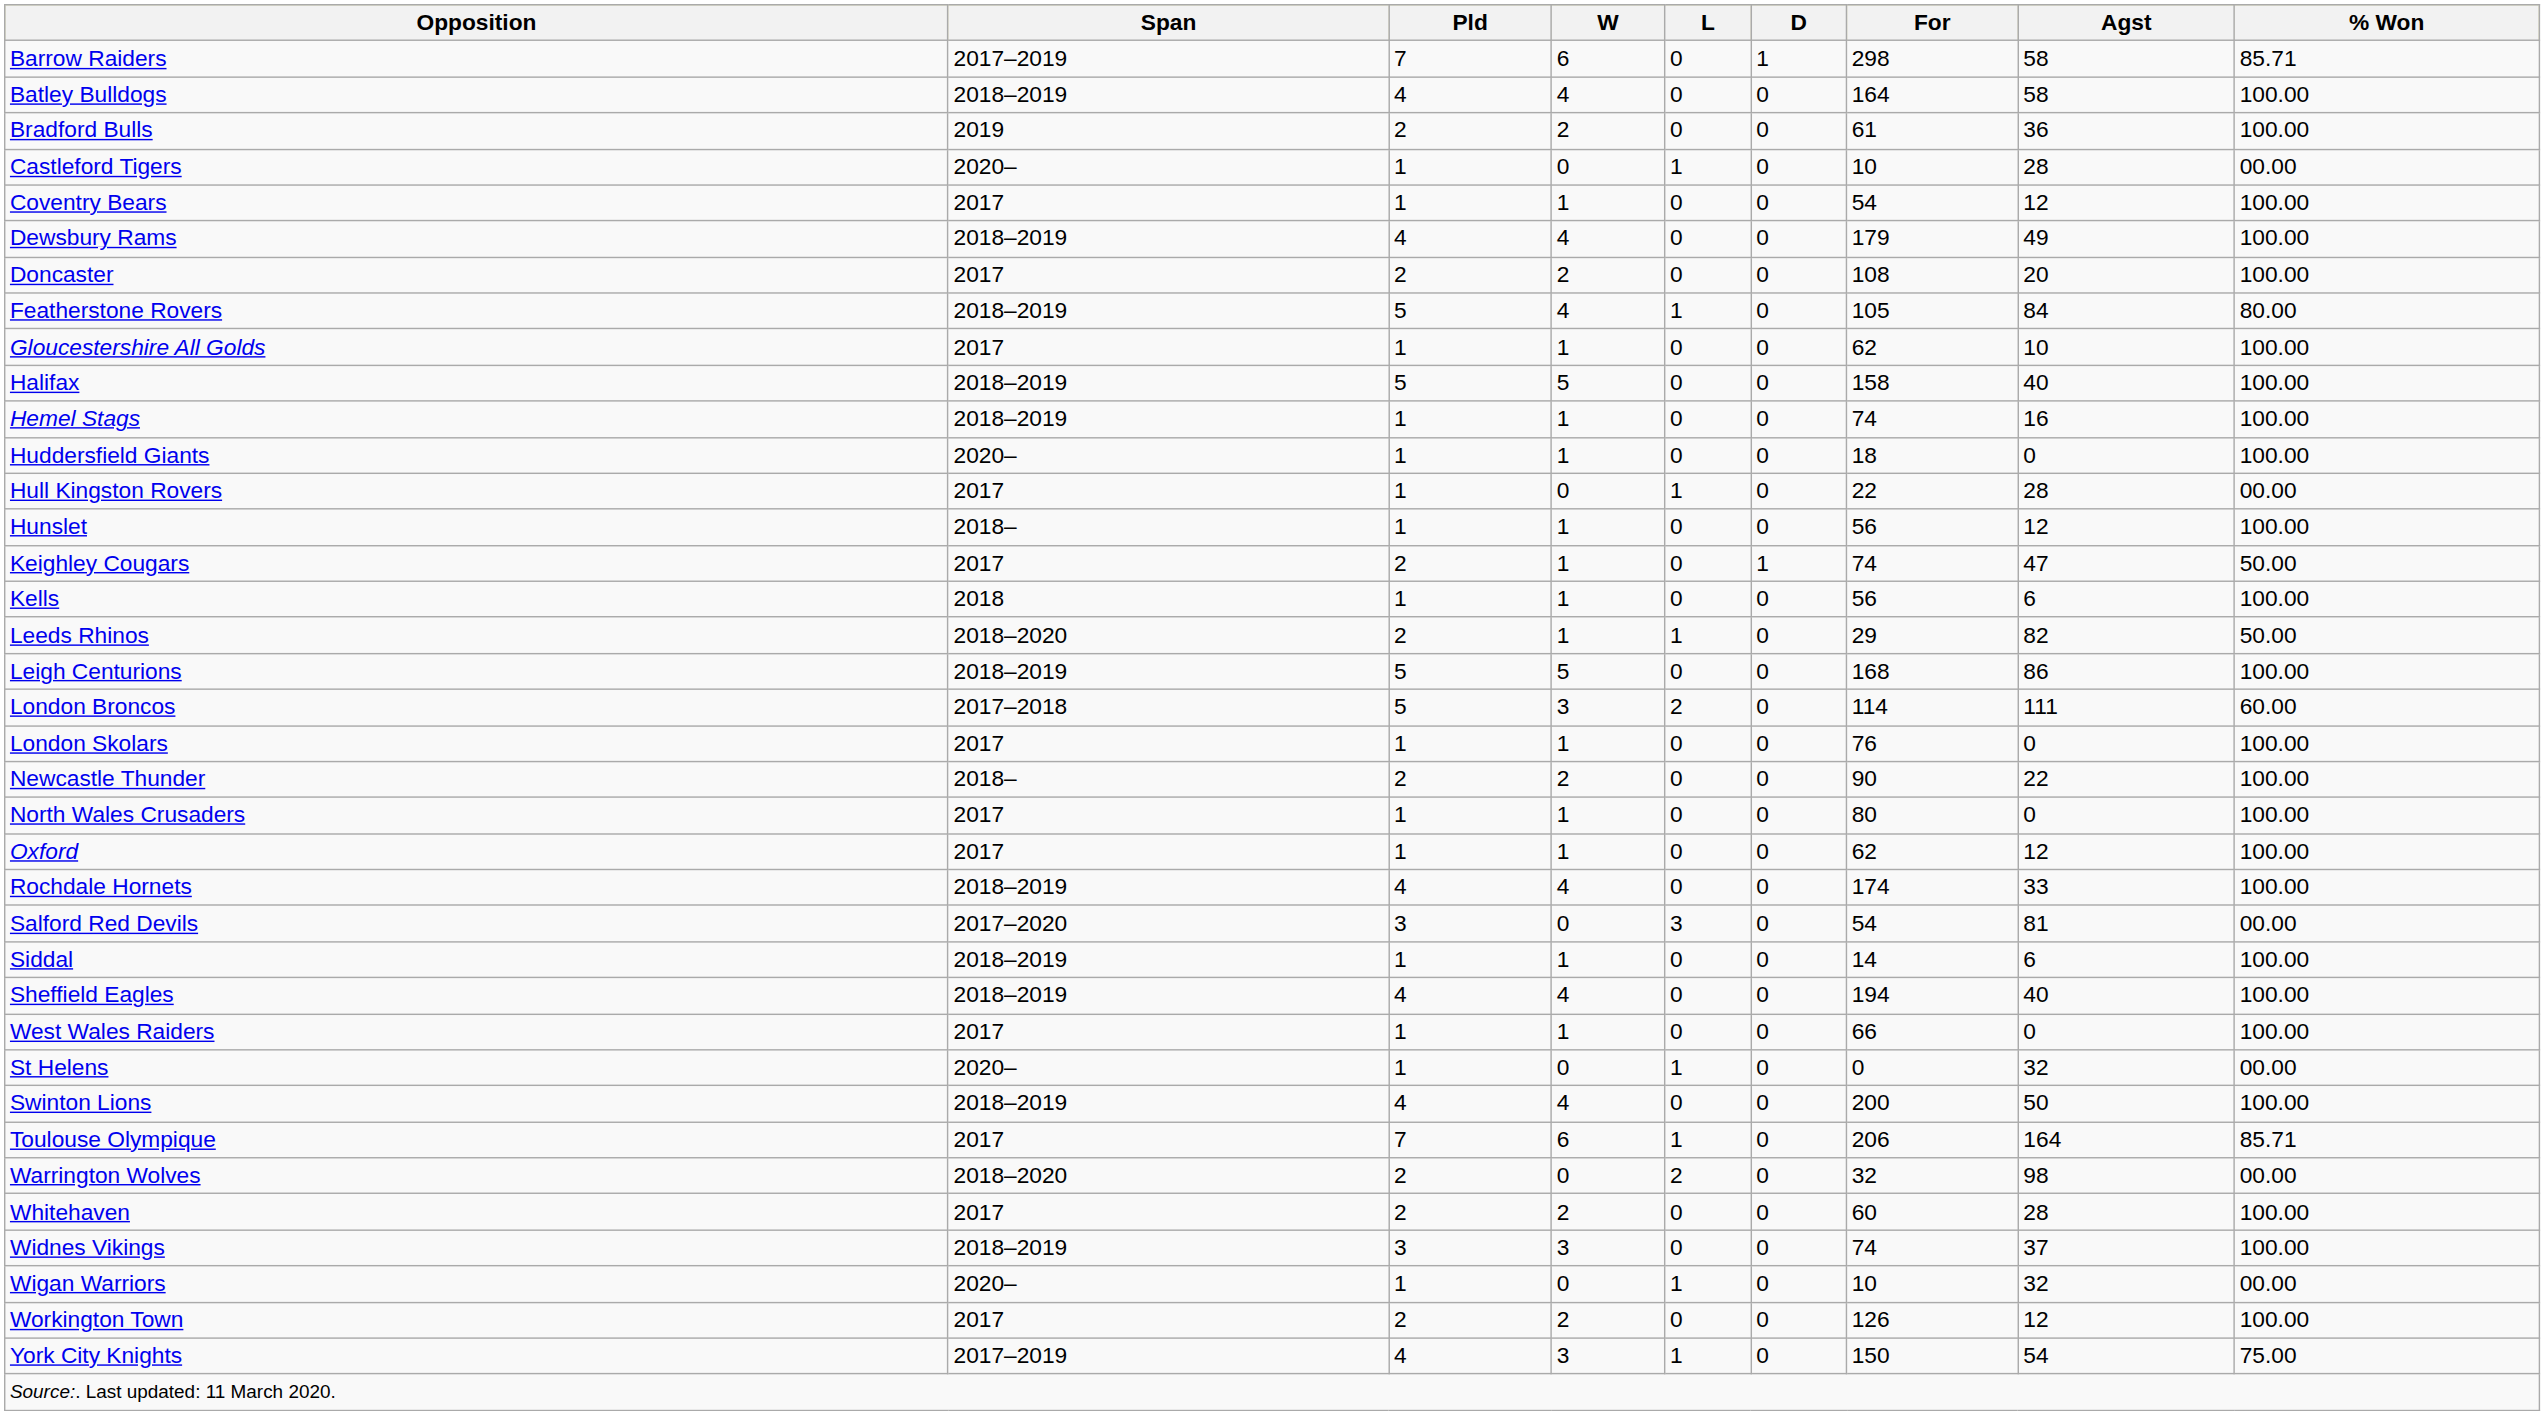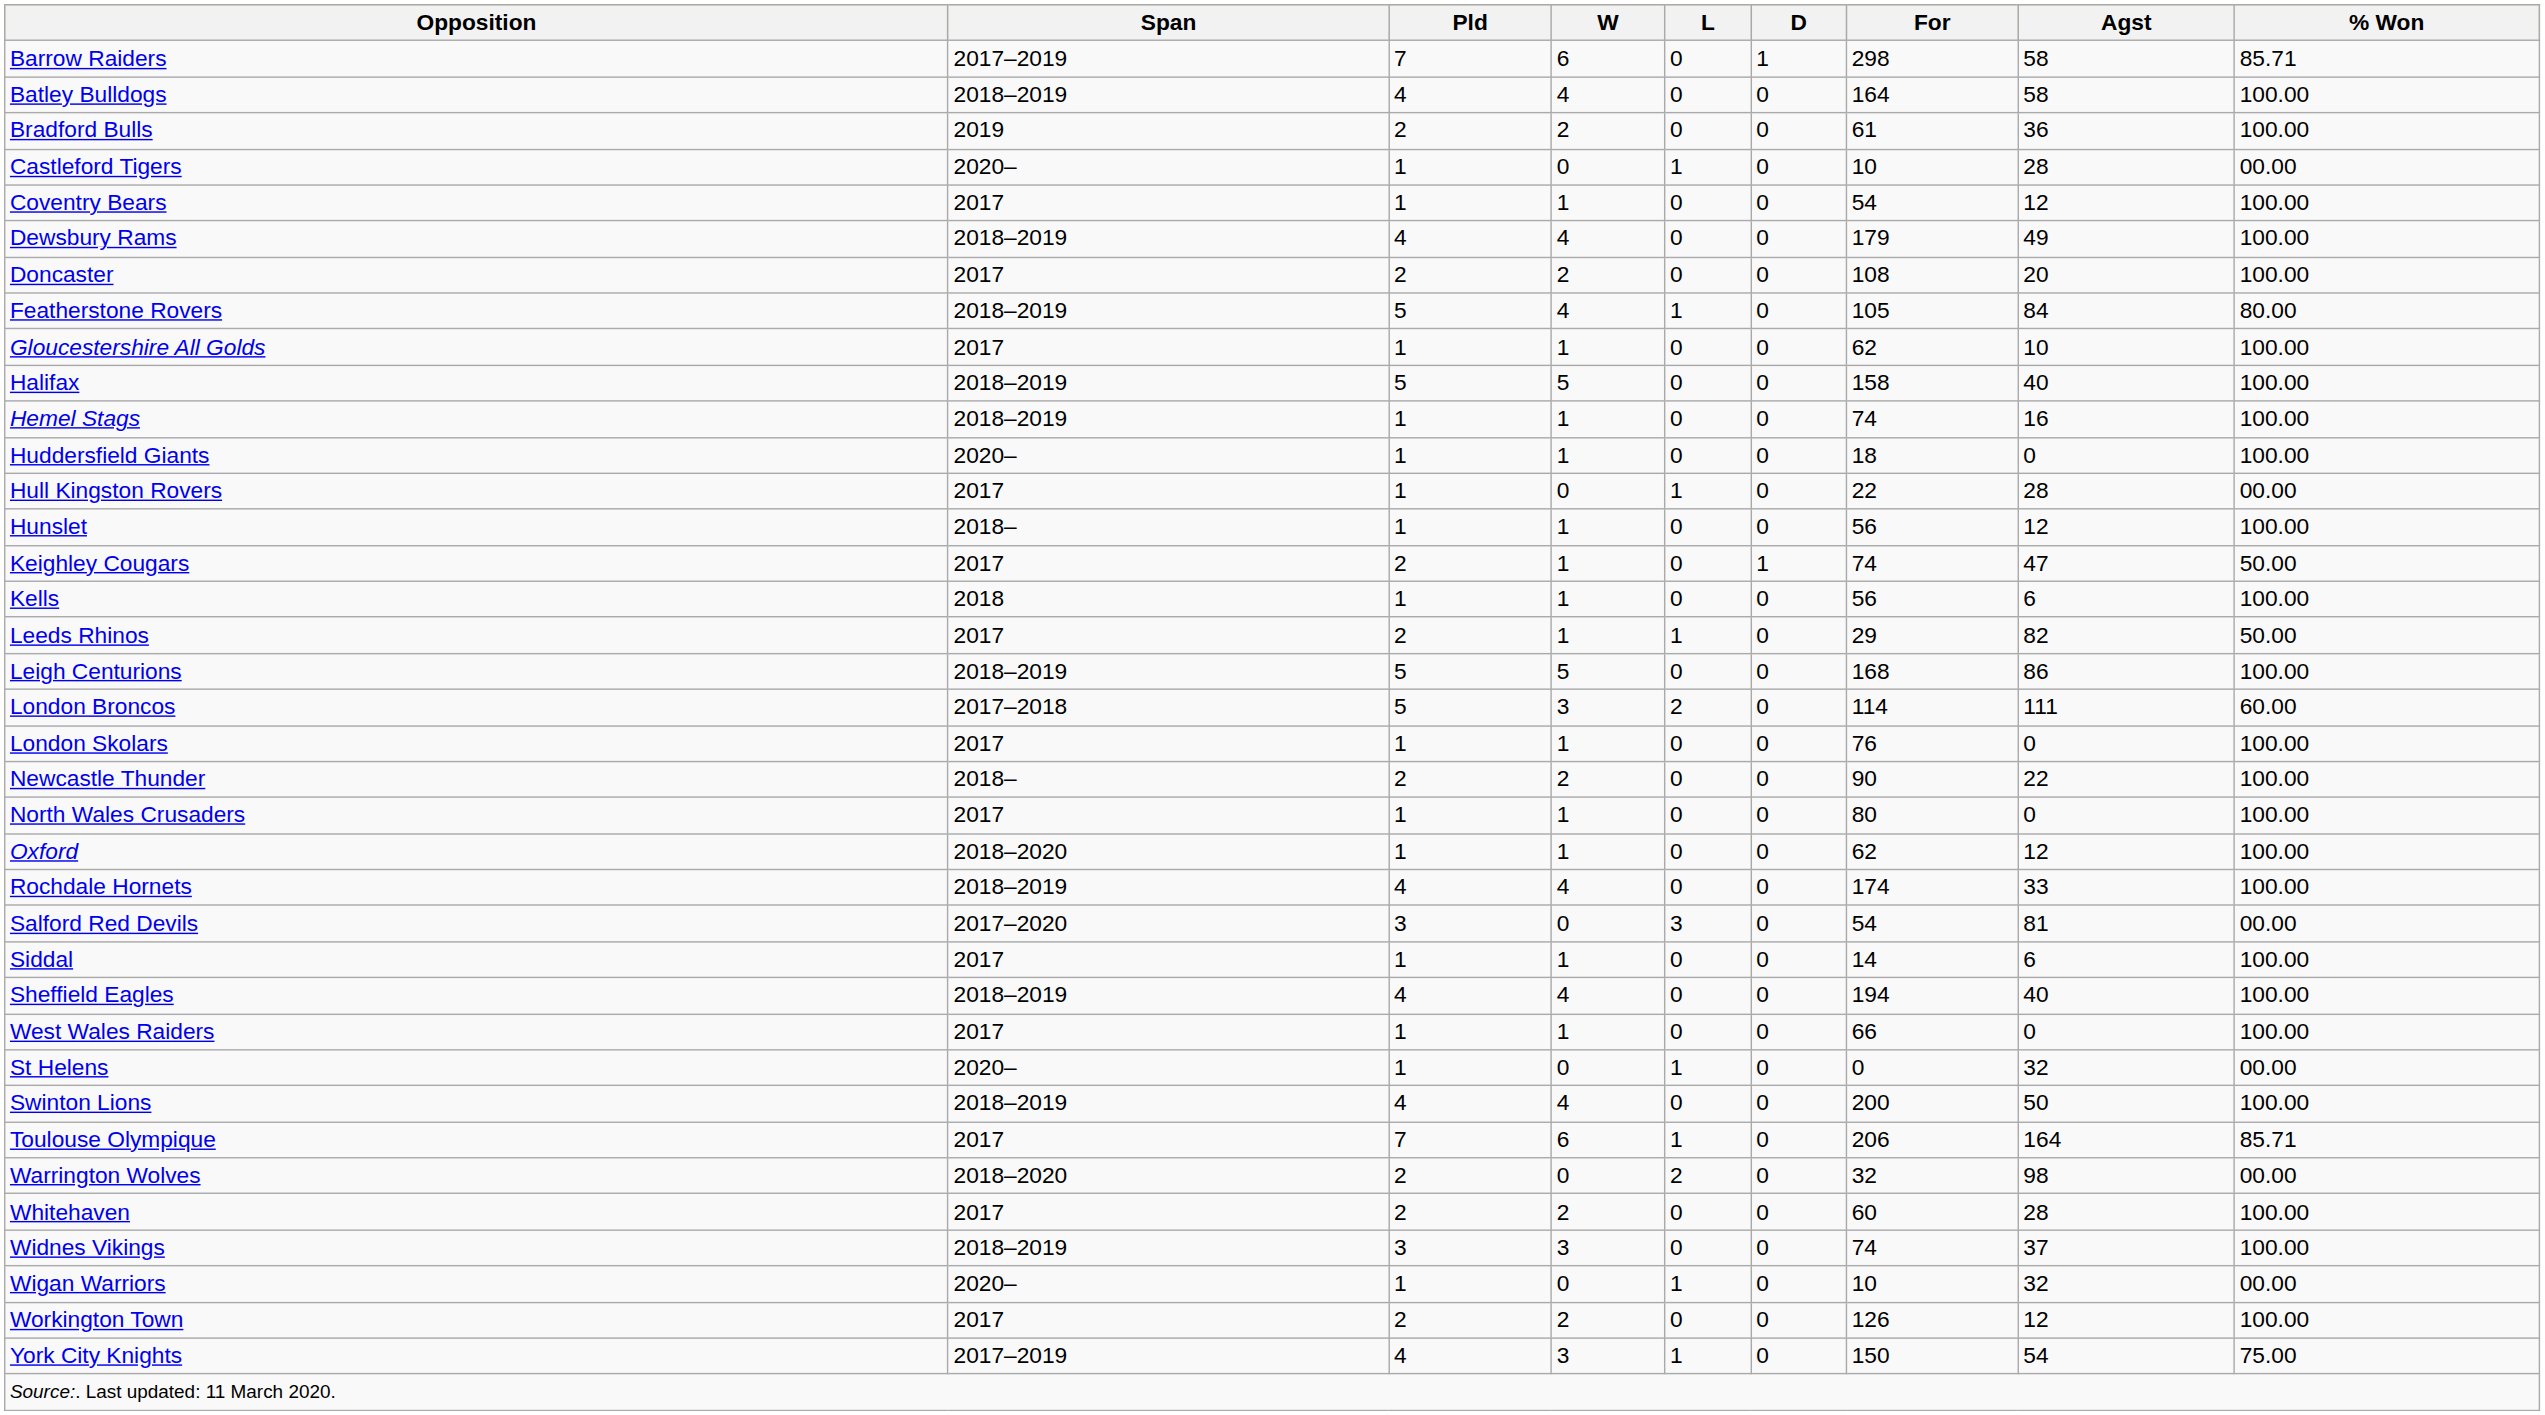(1010, 635) 2018–2020 -> (979, 635) 2017
(979, 851) 2017 -> (1010, 851) 2018–2020
(1010, 959) 2018–2019 -> (979, 959) 2017
